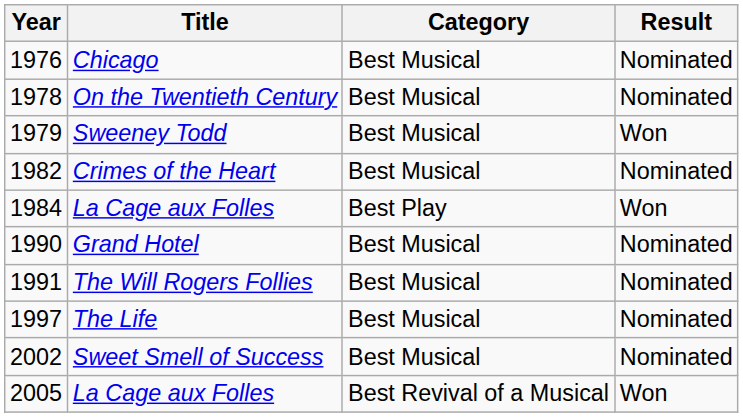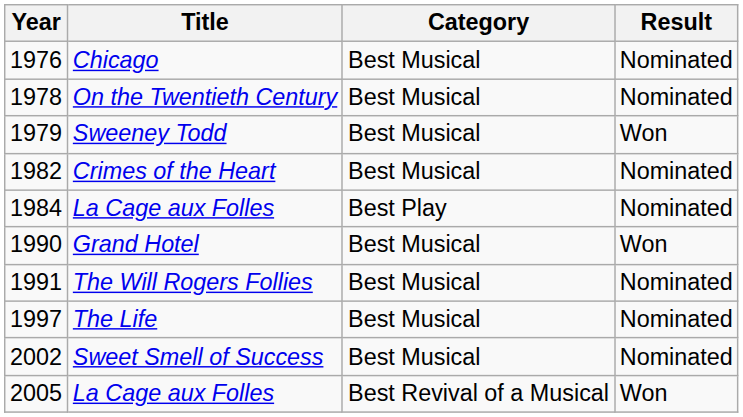(644, 208) Won -> (676, 208) Nominated
(676, 245) Nominated -> (644, 245) Won
